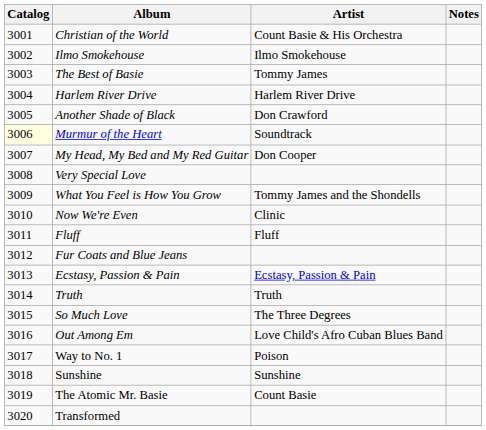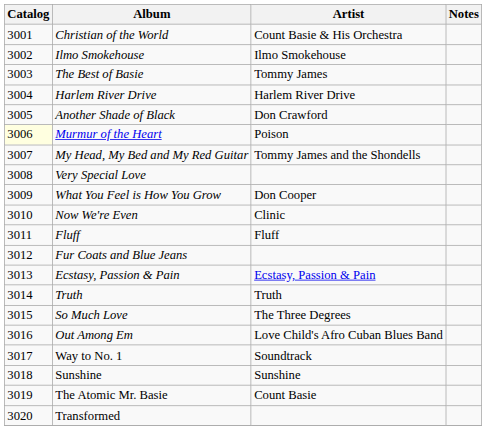(283, 134) Soundtrack -> (271, 134) Poison
(285, 154) Don Cooper -> (337, 154) Tommy James and the Shondells
(337, 194) Tommy James and the Shondells -> (285, 194) Don Cooper
(271, 355) Poison -> (283, 355) Soundtrack
